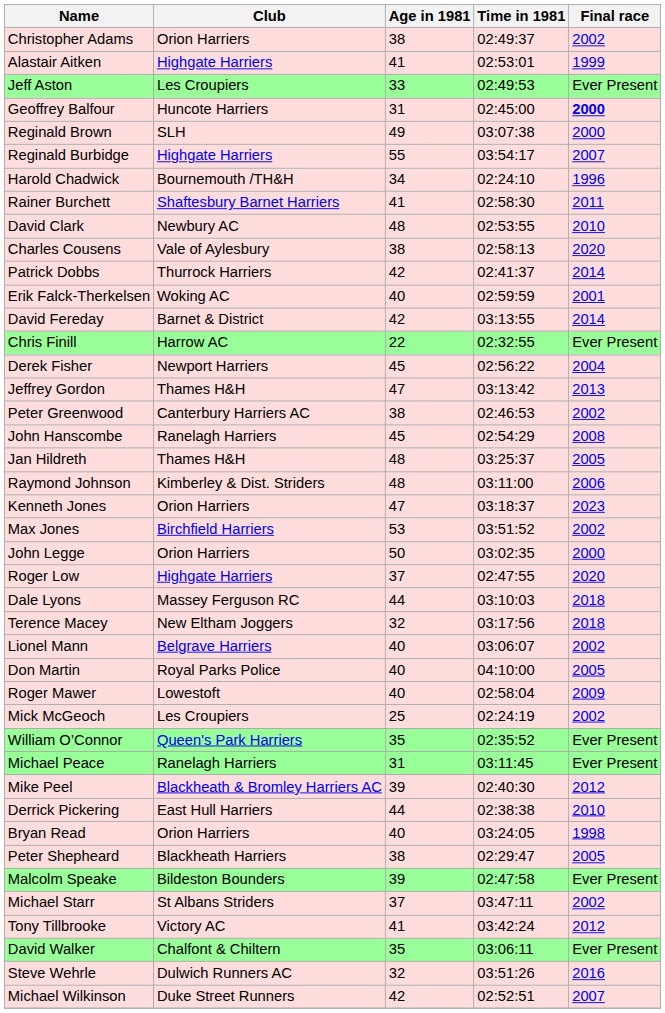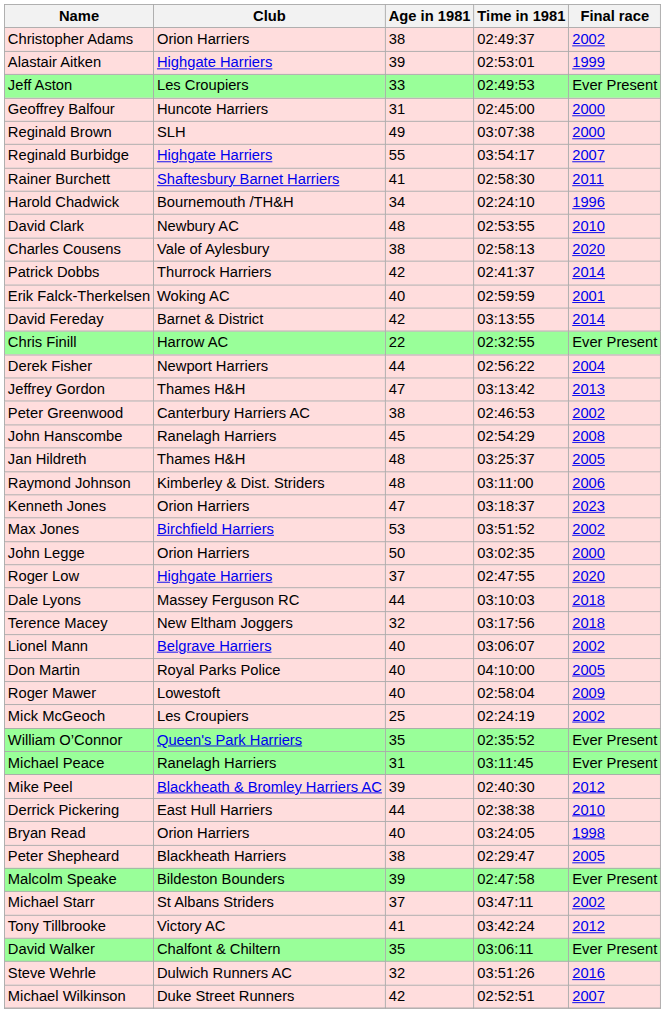(397, 62) 41 -> (397, 62) 39
(589, 109) bold -> (589, 109) normal
rows swapped: (59, 202) <-> (63, 179)
(397, 366) 45 -> (397, 366) 44
